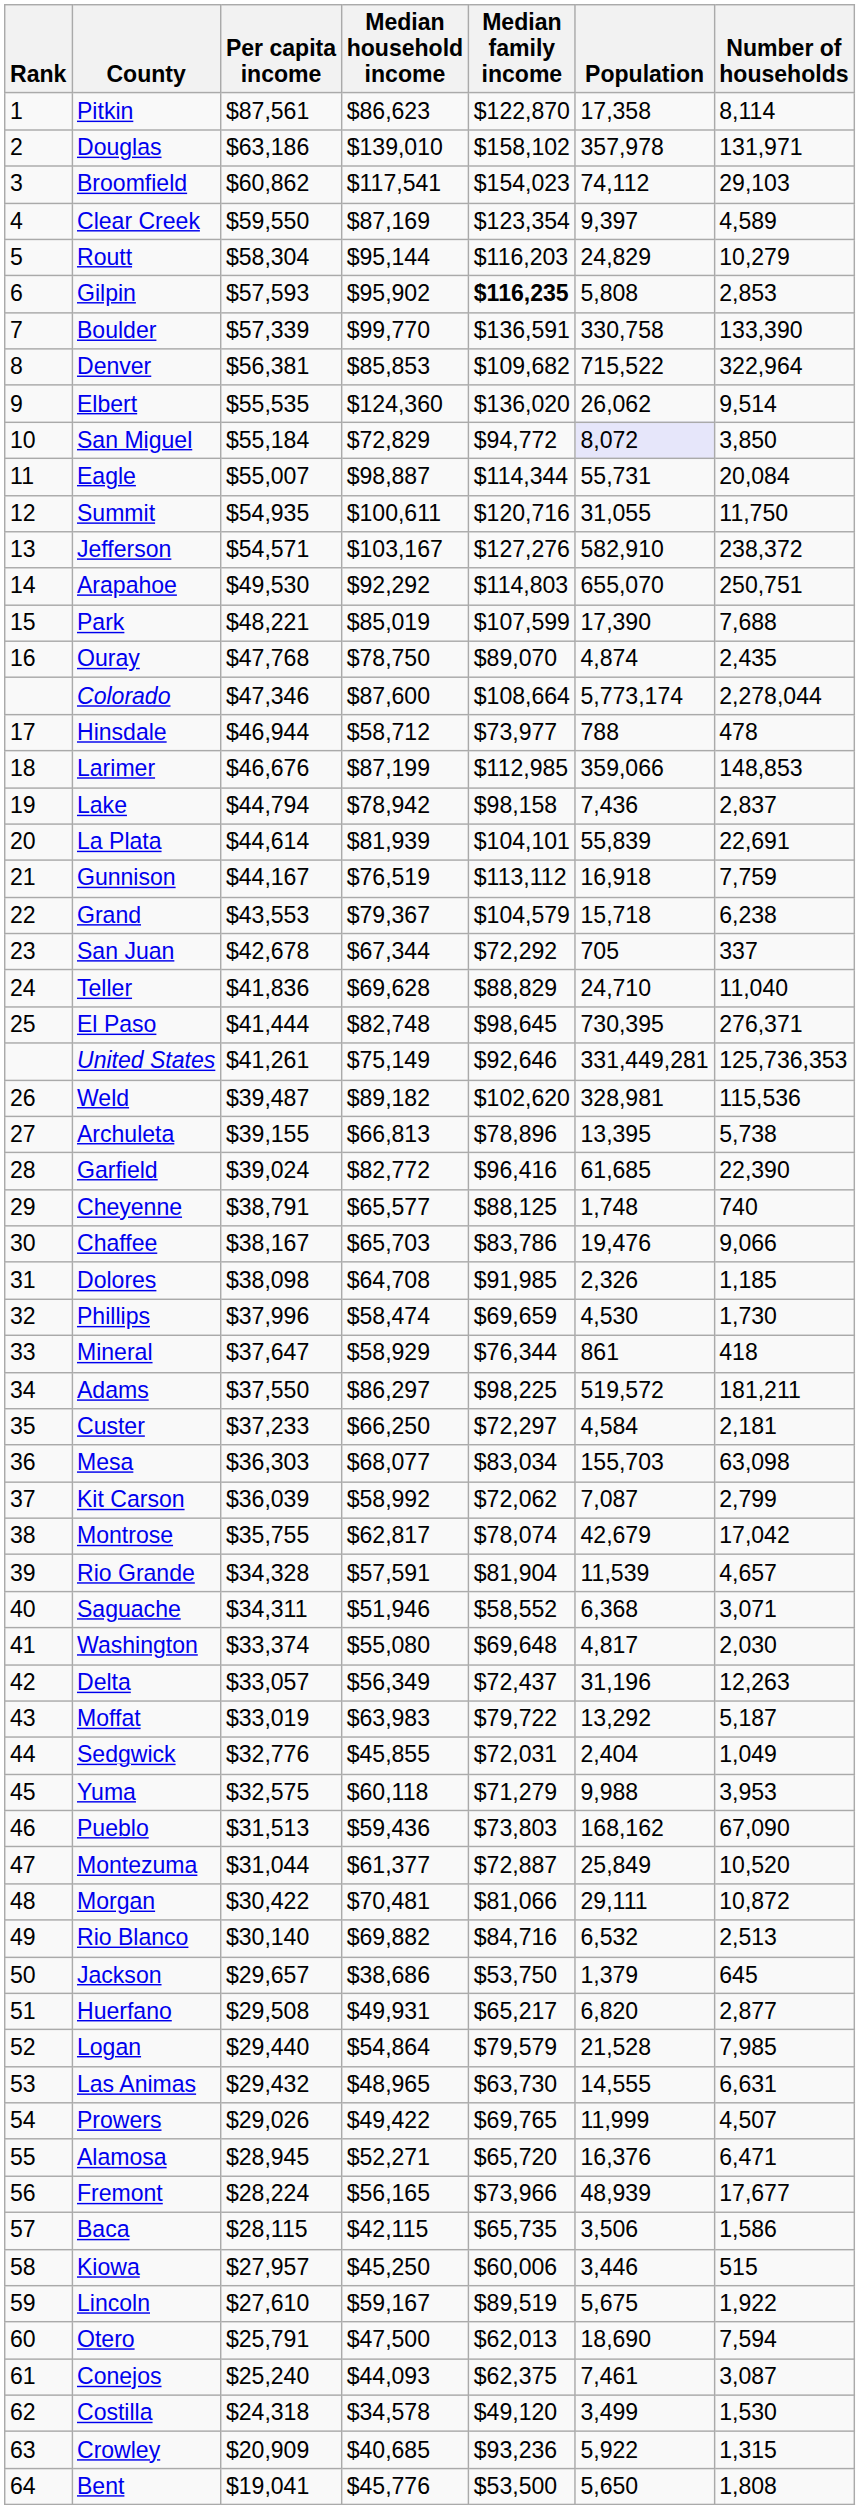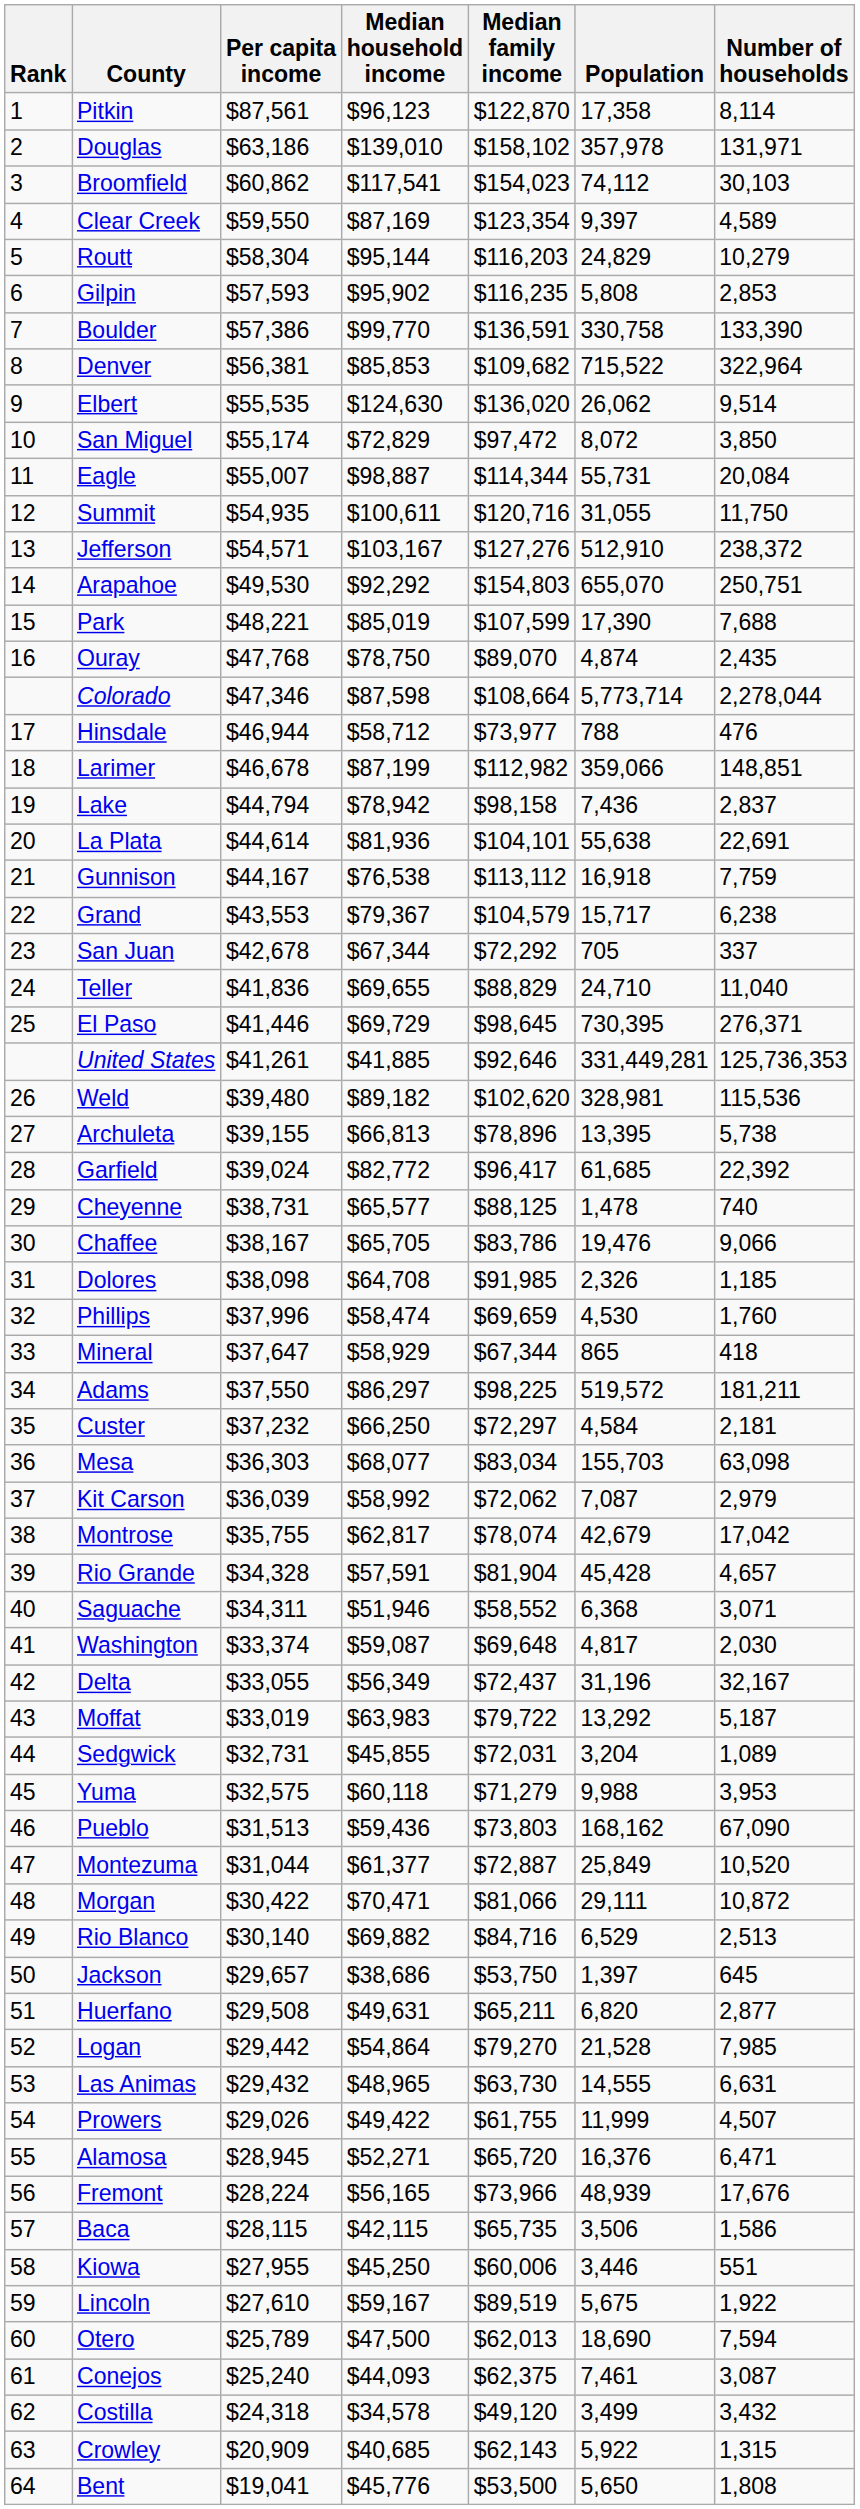(388, 111) $86,623 -> (388, 111) $96,123
(755, 184) 29,103 -> (755, 184) 30,103
(521, 293) bold -> (521, 293) normal
(268, 330) $57,339 -> (268, 330) $57,386
(395, 403) $124,360 -> (395, 403) $124,630
(268, 440) $55,184 -> (268, 440) $55,174
(515, 440) $94,772 -> (515, 440) $97,472
(609, 440) lavender background -> (609, 440) no background
(622, 549) 582,910 -> (622, 549) 512,910
(521, 586) $114,803 -> (522, 586) $154,803
(388, 695) $87,600 -> (388, 695) $87,598
(632, 695) 5,773,174 -> (632, 695) 5,773,714
(739, 732) 478 -> (739, 732) 476
(268, 768) $46,676 -> (268, 768) $46,678
(521, 768) $112,985 -> (521, 768) $112,982
(761, 768) 148,853 -> (761, 768) 148,851
(388, 841) $81,939 -> (388, 841) $81,936
(616, 841) 55,839 -> (616, 841) 55,638
(388, 878) $76,519 -> (388, 878) $76,538
(616, 915) 15,718 -> (616, 915) 15,717
(388, 988) $69,628 -> (388, 988) $69,655
(268, 1024) $41,444 -> (268, 1024) $41,446
(388, 1024) $82,748 -> (388, 1024) $69,729
(388, 1061) $75,149 -> (388, 1061) $41,885
(268, 1097) $39,487 -> (268, 1097) $39,480
(515, 1170) $96,416 -> (515, 1170) $96,417
(755, 1170) 22,390 -> (755, 1170) 22,392
(268, 1207) $38,791 -> (268, 1207) $38,731
(609, 1207) 1,748 -> (609, 1207) 1,478
(388, 1243) $65,703 -> (388, 1243) $65,705
(748, 1316) 1,730 -> (748, 1316) 1,760
(515, 1353) $76,344 -> (515, 1353) $67,344
(600, 1353) 861 -> (600, 1353) 865
(268, 1426) $37,233 -> (268, 1426) $37,232
(748, 1499) 2,799 -> (748, 1499) 2,979
(615, 1572) 11,539 -> (616, 1572) 45,428
(388, 1645) $55,080 -> (388, 1645) $59,087
(268, 1682) $33,057 -> (268, 1682) $33,055
(755, 1682) 12,263 -> (755, 1682) 32,167
(268, 1755) $32,776 -> (268, 1755) $32,731
(609, 1755) 2,404 -> (609, 1755) 3,204
(748, 1755) 1,049 -> (748, 1755) 1,089
(388, 1901) $70,481 -> (388, 1901) $70,471
(609, 1938) 6,532 -> (609, 1938) 6,529
(609, 1974) 1,379 -> (609, 1974) 1,397
(388, 2011) $49,931 -> (388, 2011) $49,631
(515, 2011) $65,217 -> (515, 2011) $65,211
(268, 2047) $29,440 -> (268, 2047) $29,442
(515, 2047) $79,579 -> (515, 2047) $79,270
(515, 2120) $69,765 -> (515, 2120) $61,755
(755, 2193) 17,677 -> (755, 2193) 17,676
(268, 2267) $27,957 -> (268, 2267) $27,955
(739, 2267) 515 -> (739, 2267) 551
(268, 2340) $25,791 -> (268, 2340) $25,789
(748, 2413) 1,530 -> (748, 2413) 3,432
(515, 2449) $93,236 -> (515, 2449) $62,143
